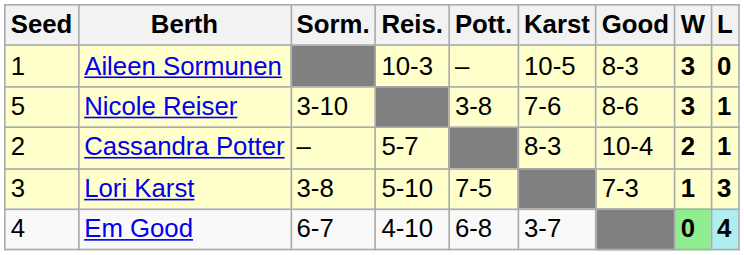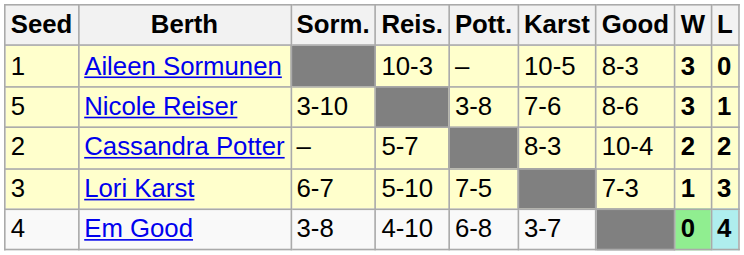(724, 147) 1 -> (724, 147) 2
(315, 188) 3-8 -> (315, 188) 6-7
(315, 229) 6-7 -> (315, 229) 3-8
